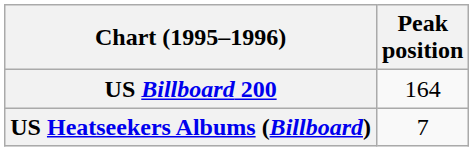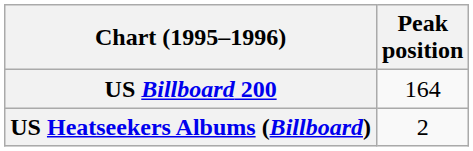(423, 126) 7 -> (423, 126) 2
